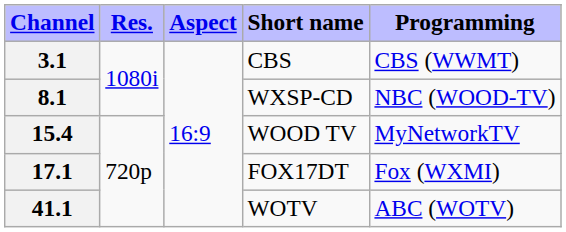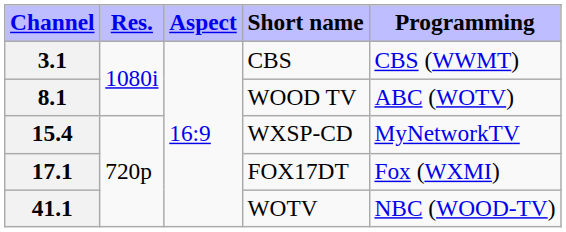(300, 97) WXSP-CD -> (302, 97) WOOD TV
(465, 97) NBC (WOOD-TV) -> (444, 97) ABC (WOTV)
(302, 134) WOOD TV -> (300, 134) WXSP-CD
(444, 208) ABC (WOTV) -> (465, 208) NBC (WOOD-TV)
